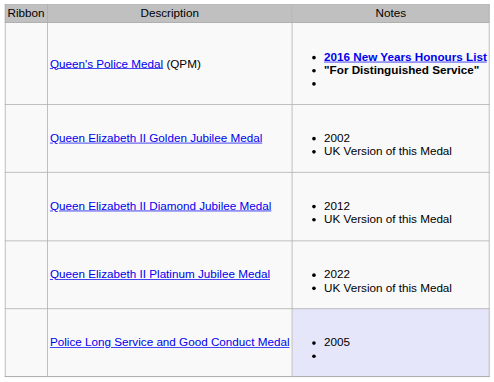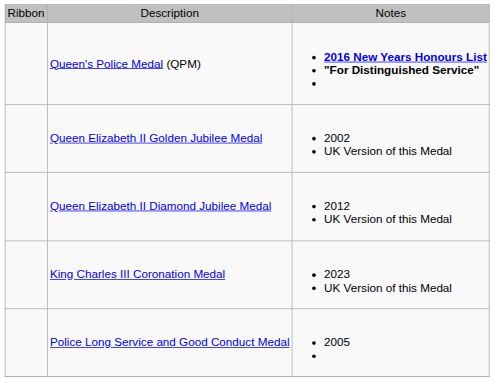- row: (160, 274)
+ row: (138, 274)
(391, 349) lavender background -> (391, 349) no background
